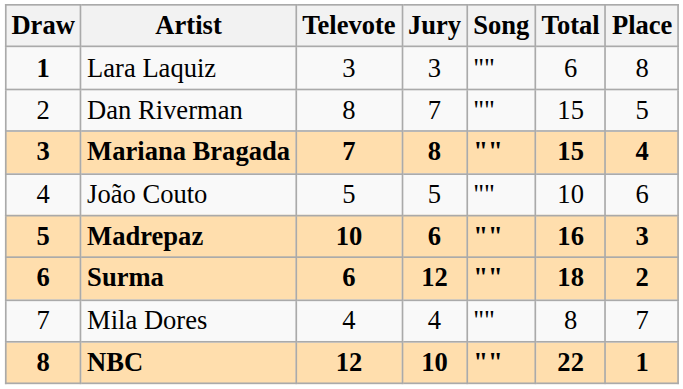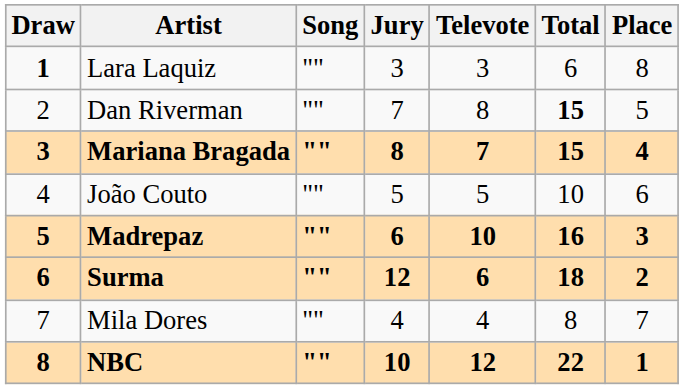columns swapped: (501, 25) <-> (349, 25)
(571, 109) normal -> (571, 109) bold
